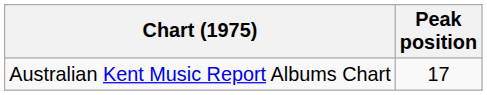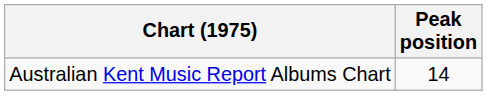(438, 74) 17 -> (438, 74) 14
